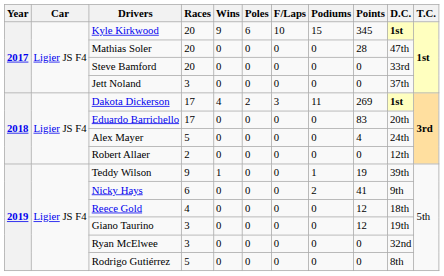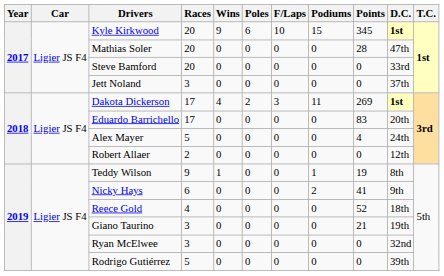(399, 172) 39th -> (397, 172) 8th
(362, 207) 12 -> (362, 207) 52
(362, 225) 12 -> (362, 225) 21
(397, 261) 8th -> (399, 261) 39th
